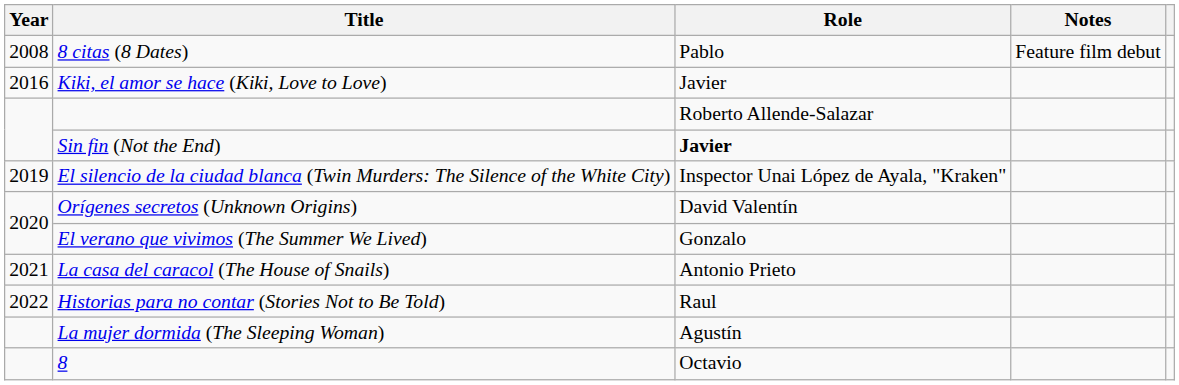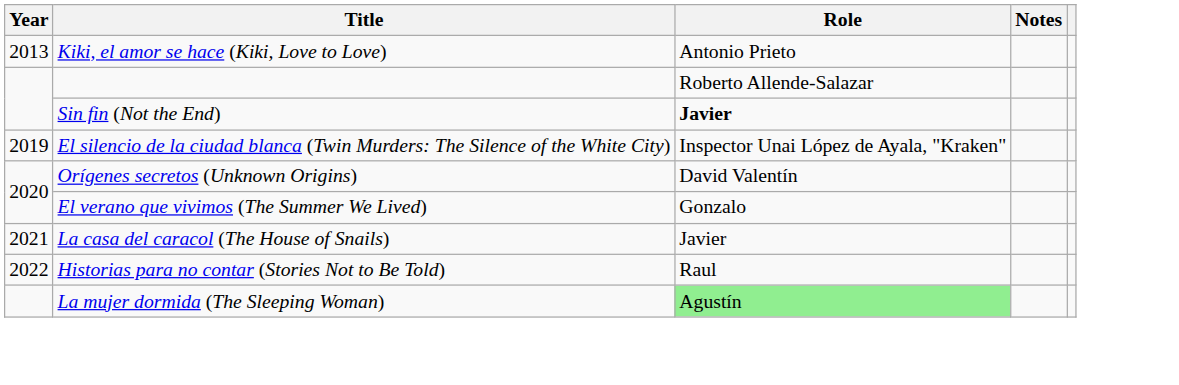- row: (123, 51)
(29, 82) 2016 -> (29, 51) 2013
(703, 82) Javier -> (738, 51) Antonio Prieto
(738, 269) Antonio Prieto -> (703, 238) Javier
(711, 332) no background -> (711, 301) lightgreen background
- row: (63, 363)
